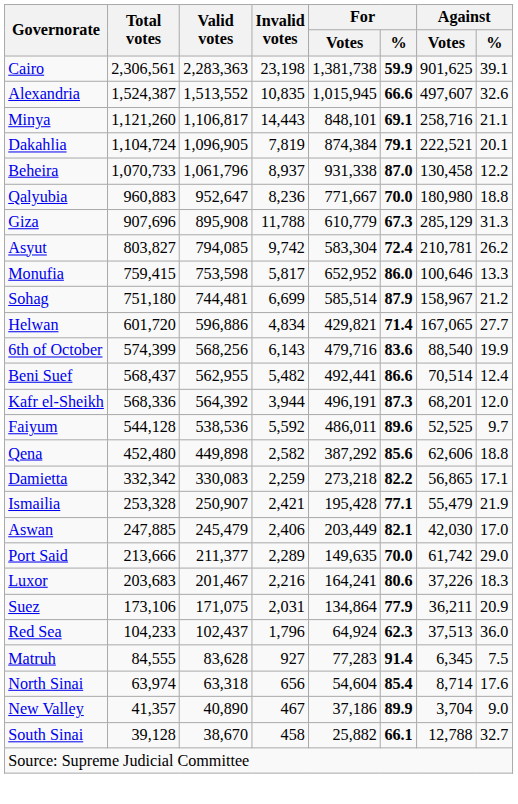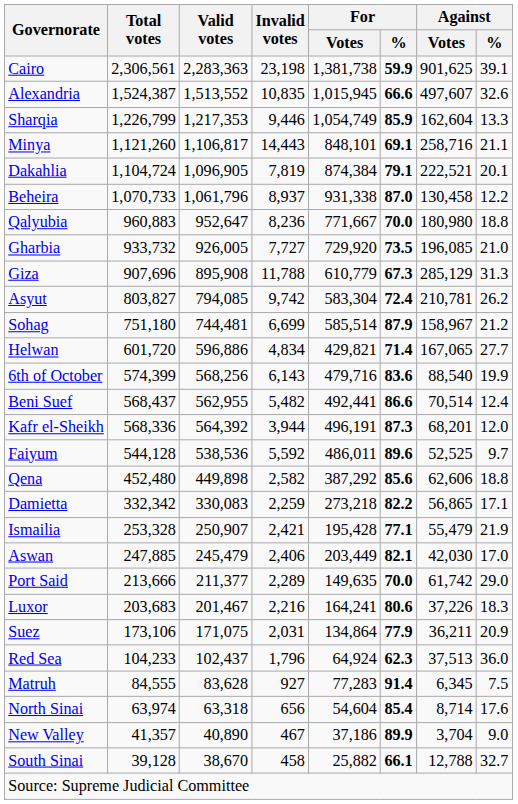+ row: (33, 119)
+ row: (34, 247)
- row: (36, 273)
